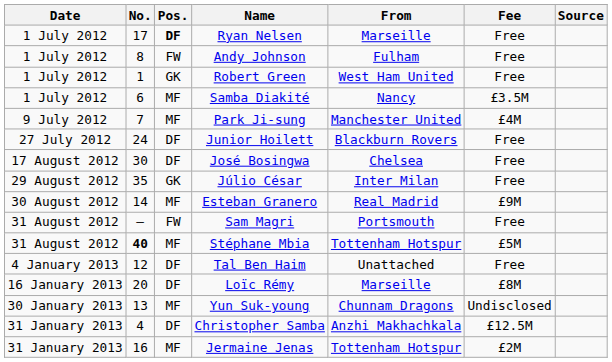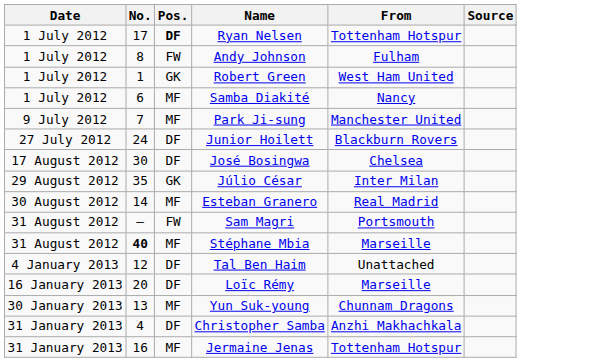- column: (510, 15)
(396, 36) Marseille -> (396, 36) Tottenham Hotspur
(396, 243) Tottenham Hotspur -> (396, 243) Marseille
